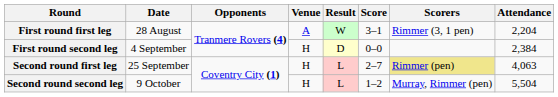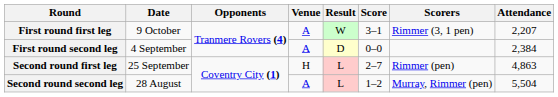(159, 30) 28 August -> (159, 30) 9 October
(524, 30) 2,204 -> (524, 30) 2,207
(306, 48) H -> (306, 48) A
(423, 65) khaki background -> (423, 65) no background
(524, 65) 4,063 -> (524, 65) 4,863
(159, 83) 9 October -> (159, 83) 28 August
(306, 83) H -> (306, 83) A
